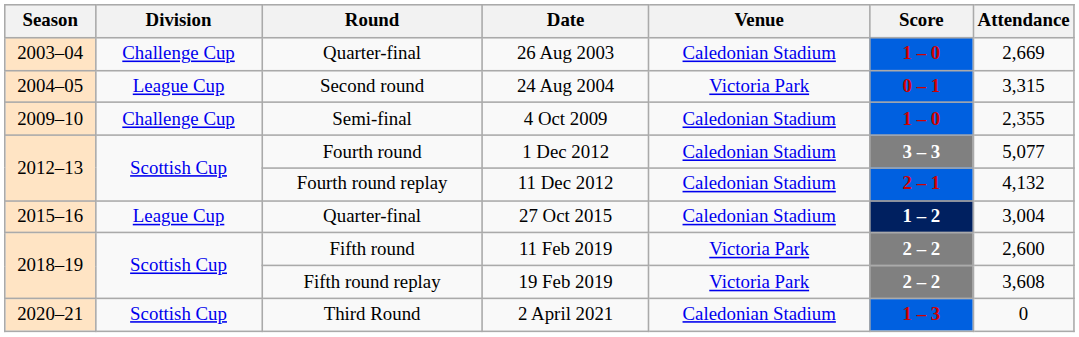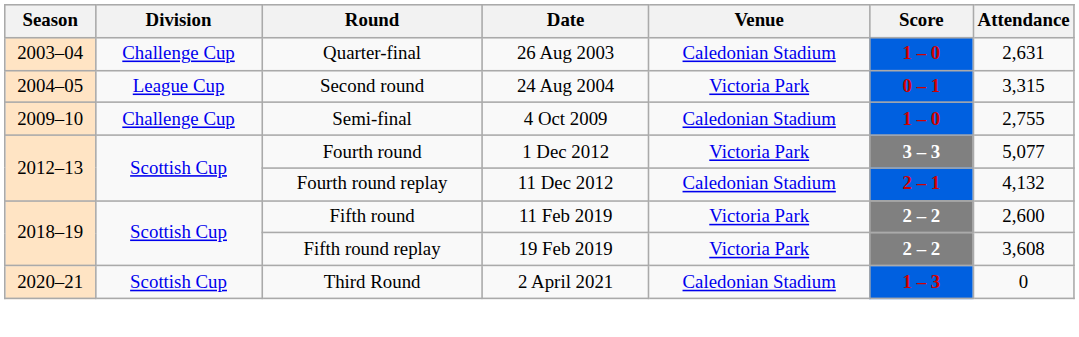(1024, 53) 2,669 -> (1024, 53) 2,631
(1024, 118) 2,355 -> (1024, 118) 2,755
(759, 151) Caledonian Stadium -> (759, 151) Victoria Park
- row: (566, 216)
